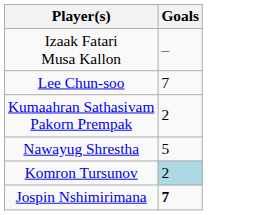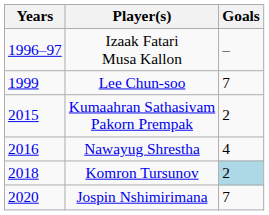+ column: (35, 16)
(165, 148) 5 -> (226, 148) 4
(165, 197) bold -> (226, 197) normal
